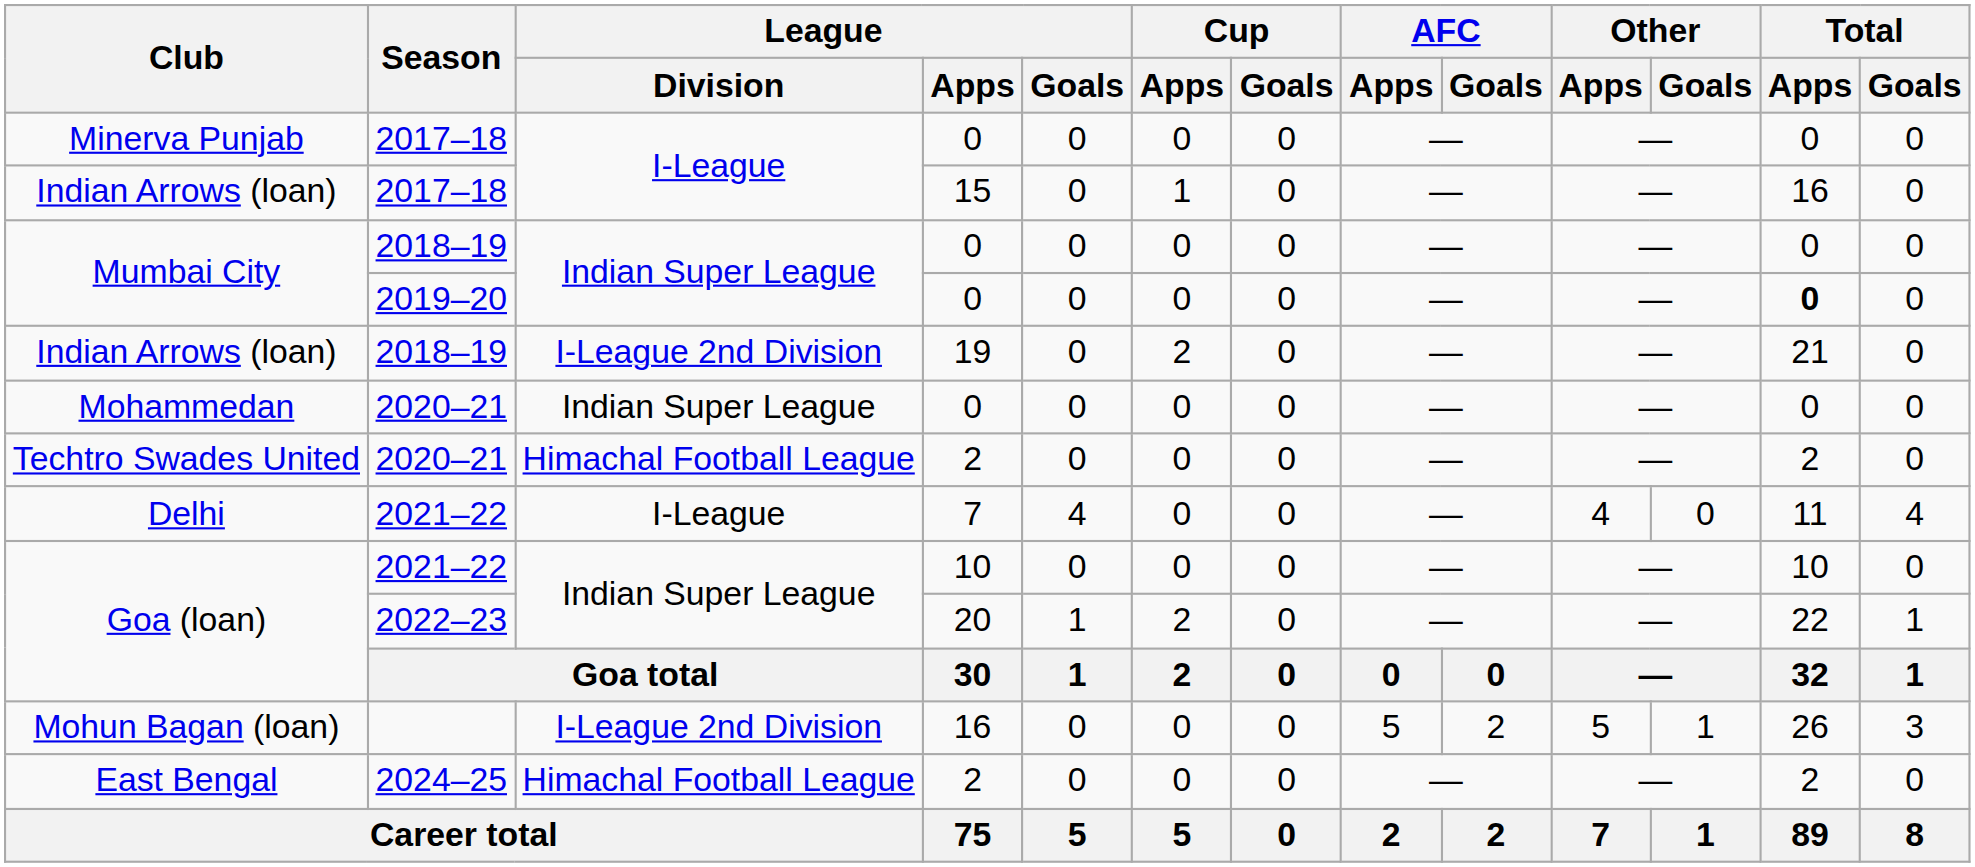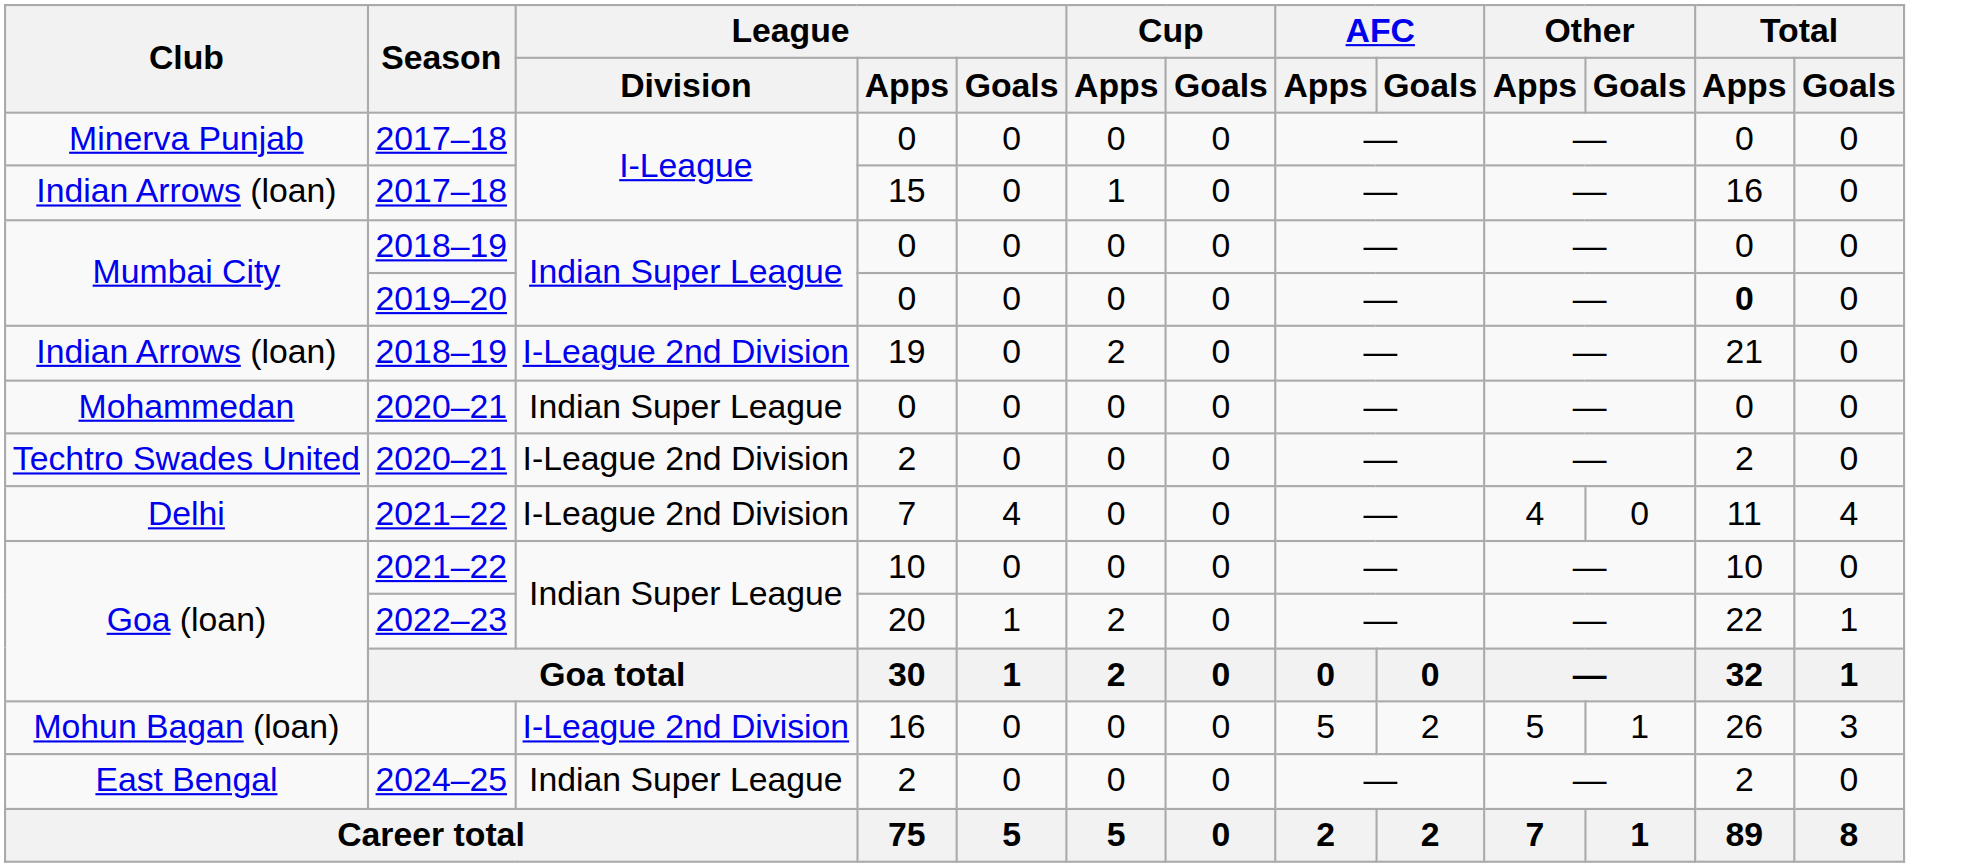(719, 459) Himachal Football League -> (686, 459) I-League 2nd Division
(719, 513) I-League -> (686, 513) I-League 2nd Division
(719, 780) Himachal Football League -> (686, 780) Indian Super League
